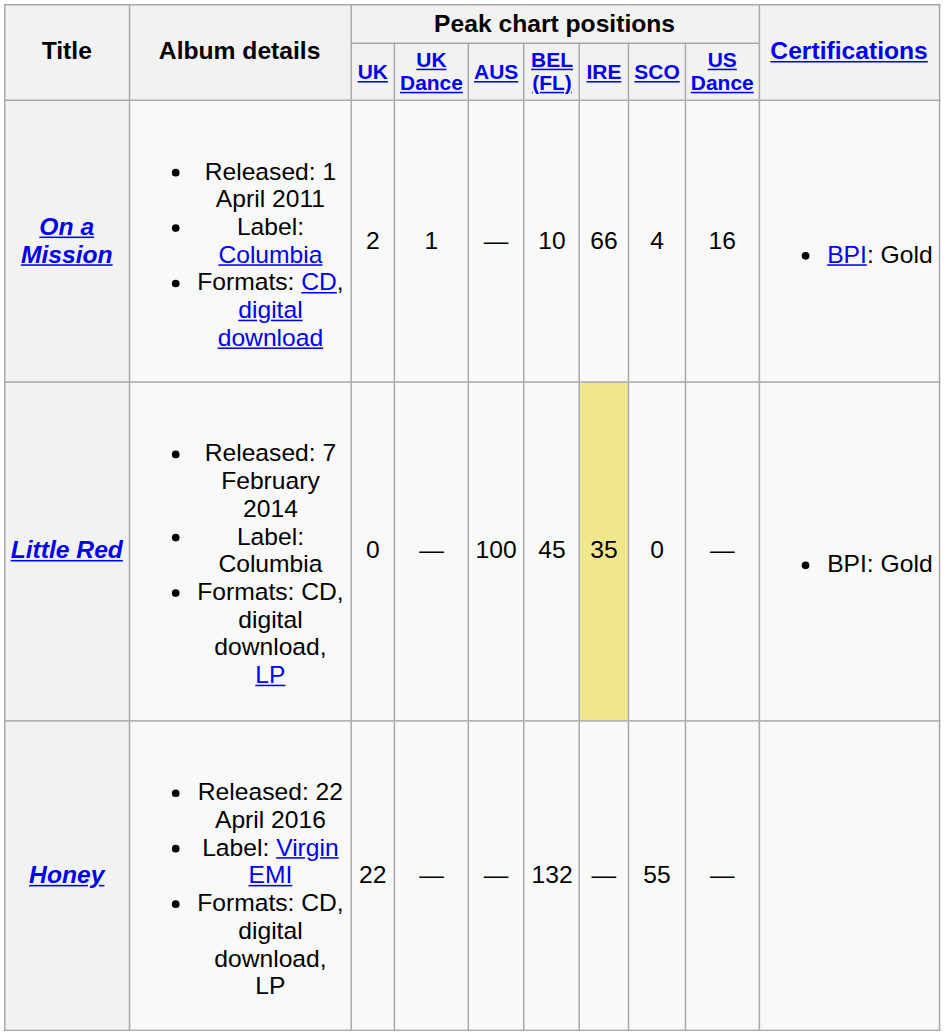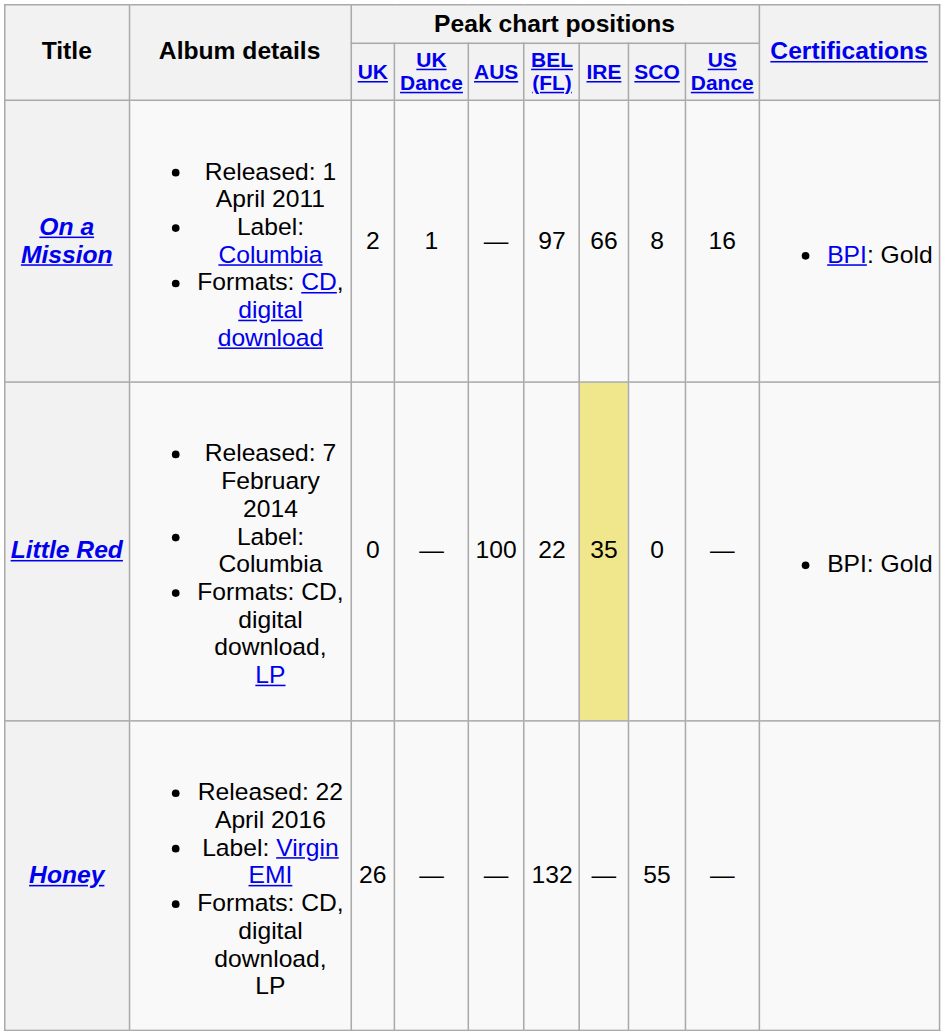(552, 240) 10 -> (552, 240) 97
(657, 240) 4 -> (657, 240) 8
(552, 551) 45 -> (552, 551) 22
(373, 874) 22 -> (373, 874) 26
